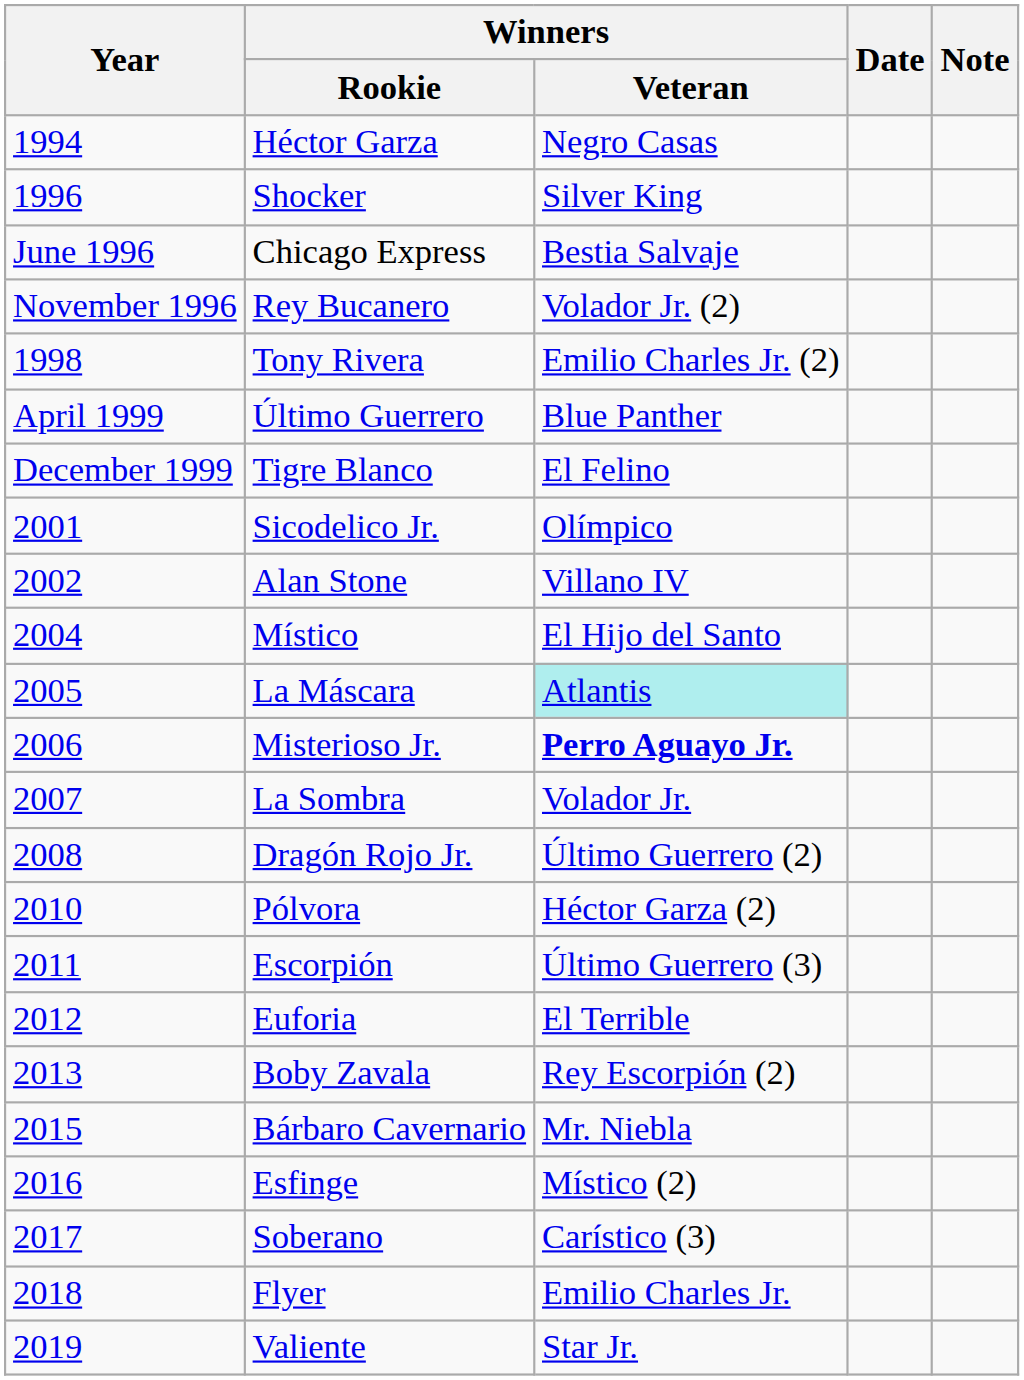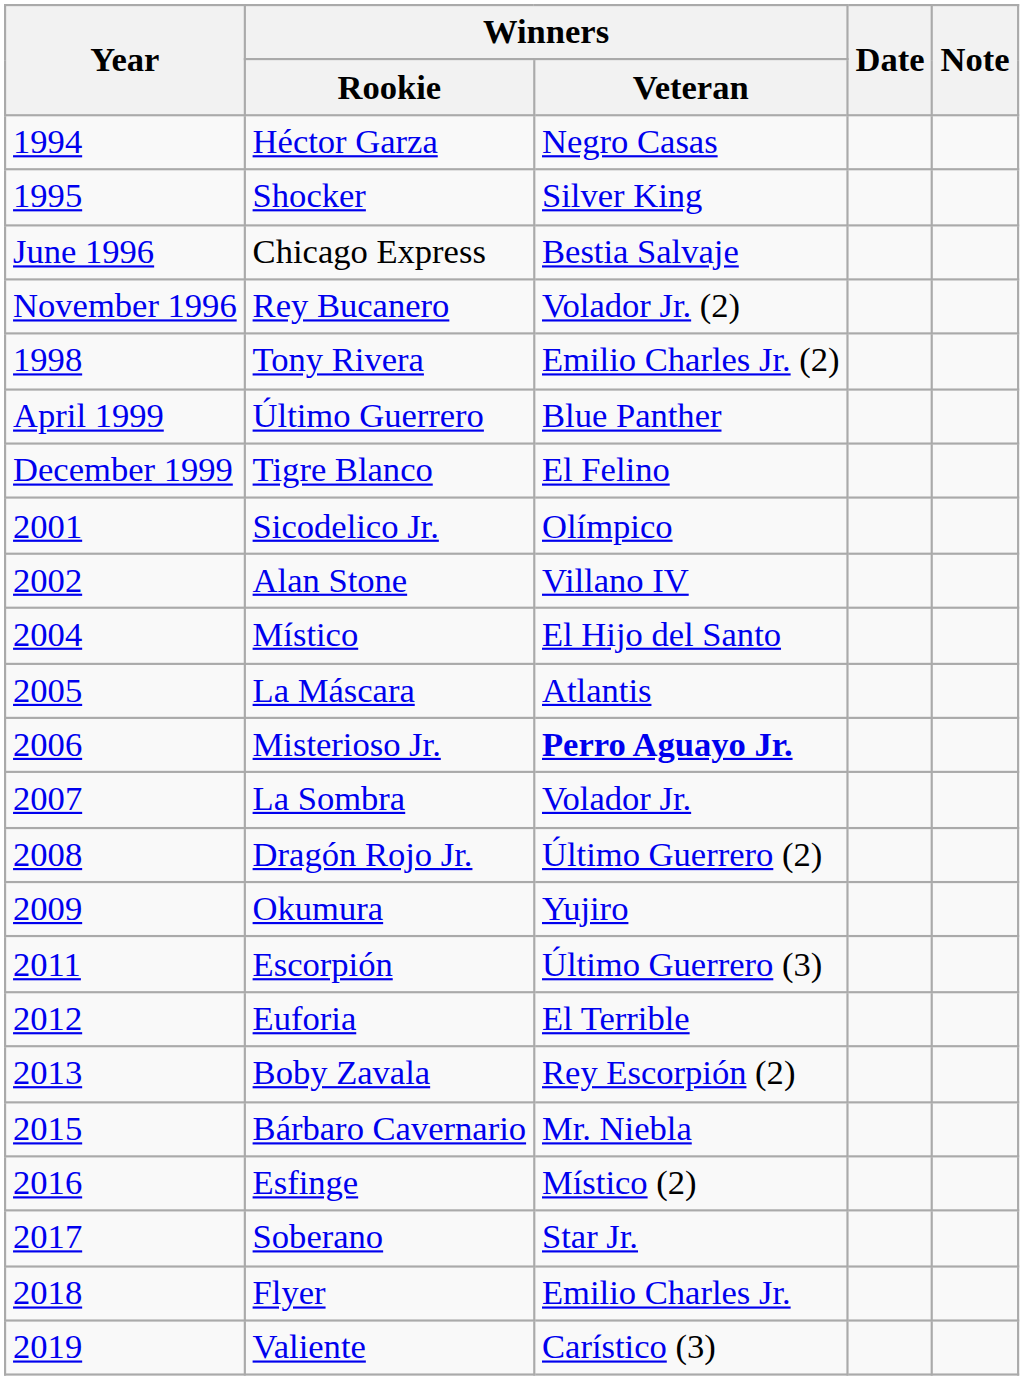(48, 196) 1996 -> (48, 196) 1995
(597, 689) paleturquoise background -> (597, 689) no background
+ row: (318, 908)
- row: (306, 908)
(629, 1237) Carístico (3) -> (590, 1237) Star Jr.
(590, 1347) Star Jr. -> (629, 1347) Carístico (3)
